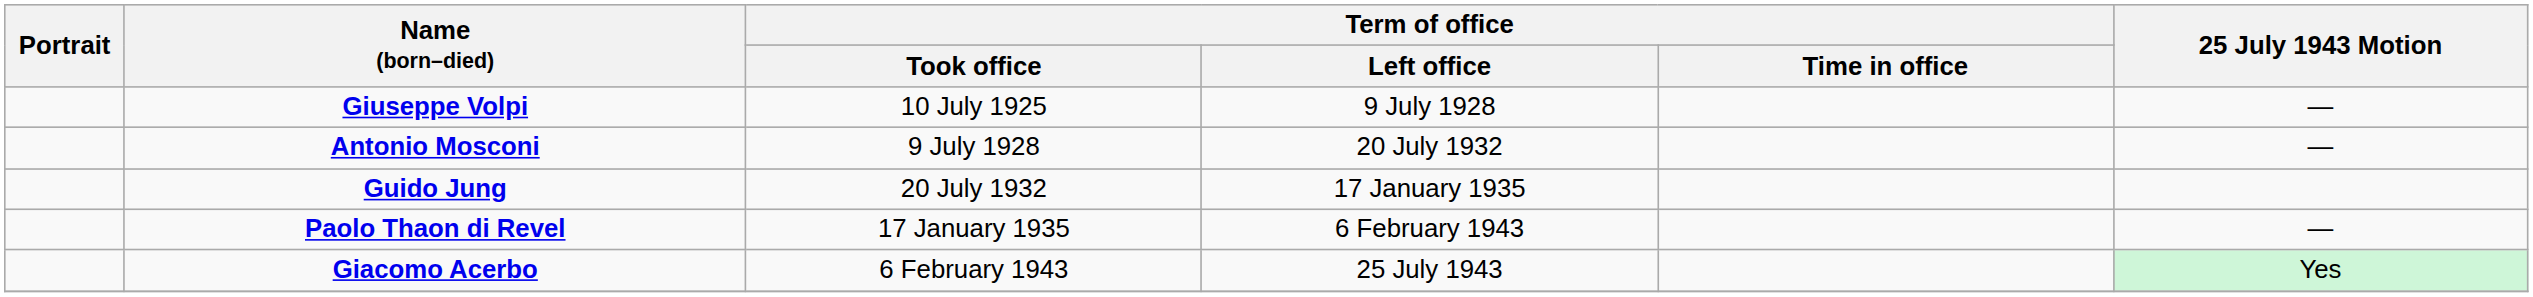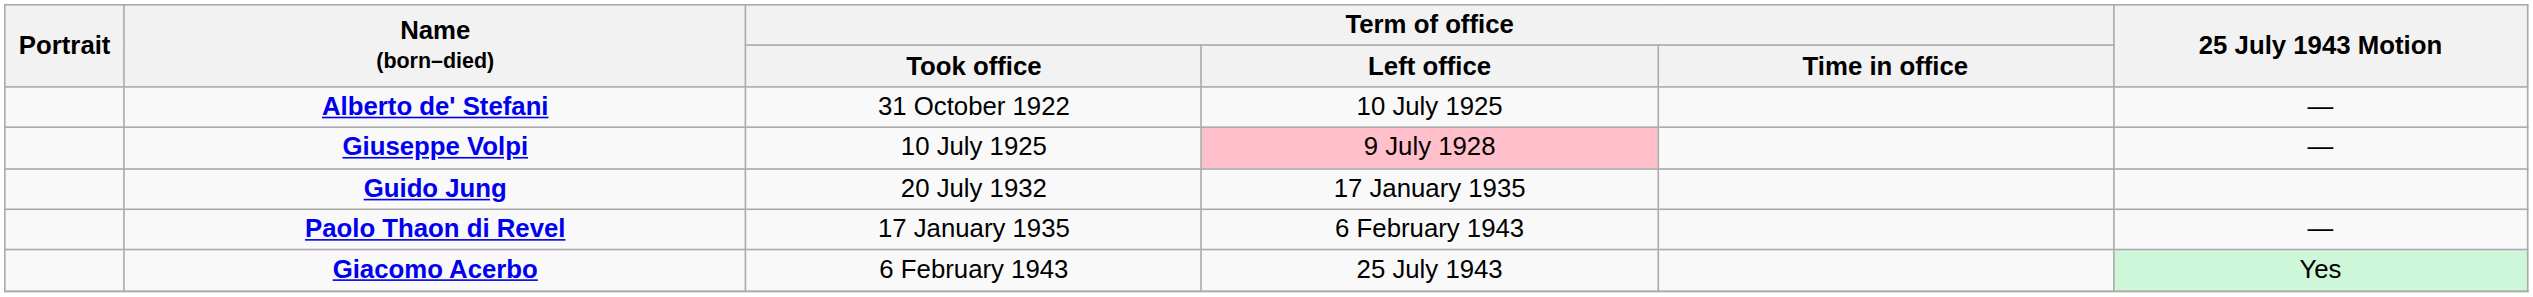+ row: (435, 106)
(1430, 106) no background -> (1430, 147) pink background
- row: (435, 147)
